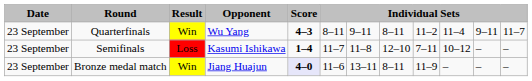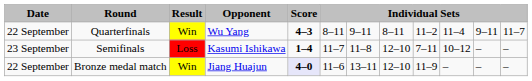(38, 31) 23 September -> (38, 31) 22 September
(38, 66) 23 September -> (38, 66) 22 September
(393, 66) 8–11 -> (396, 66) 12–10
